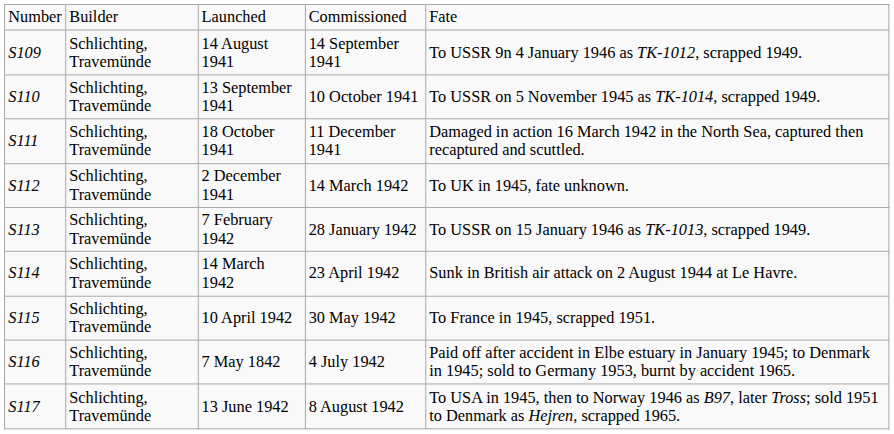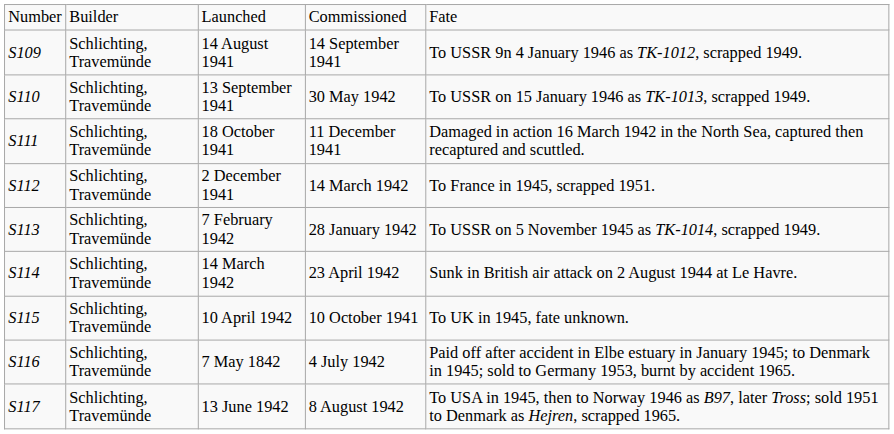(364, 96) 10 October 1941 -> (352, 96) 30 May 1942
(625, 96) To USSR on 5 November 1945 as TK-1014, scrapped 1949. -> (620, 96) To USSR on 15 January 1946 as TK-1013, scrapped 1949.
(529, 185) To UK in 1945, fate unknown. -> (542, 185) To France in 1945, scrapped 1951.
(620, 229) To USSR on 15 January 1946 as TK-1013, scrapped 1949. -> (625, 229) To USSR on 5 November 1945 as TK-1014, scrapped 1949.
(352, 317) 30 May 1942 -> (364, 317) 10 October 1941
(542, 317) To France in 1945, scrapped 1951. -> (529, 317) To UK in 1945, fate unknown.
